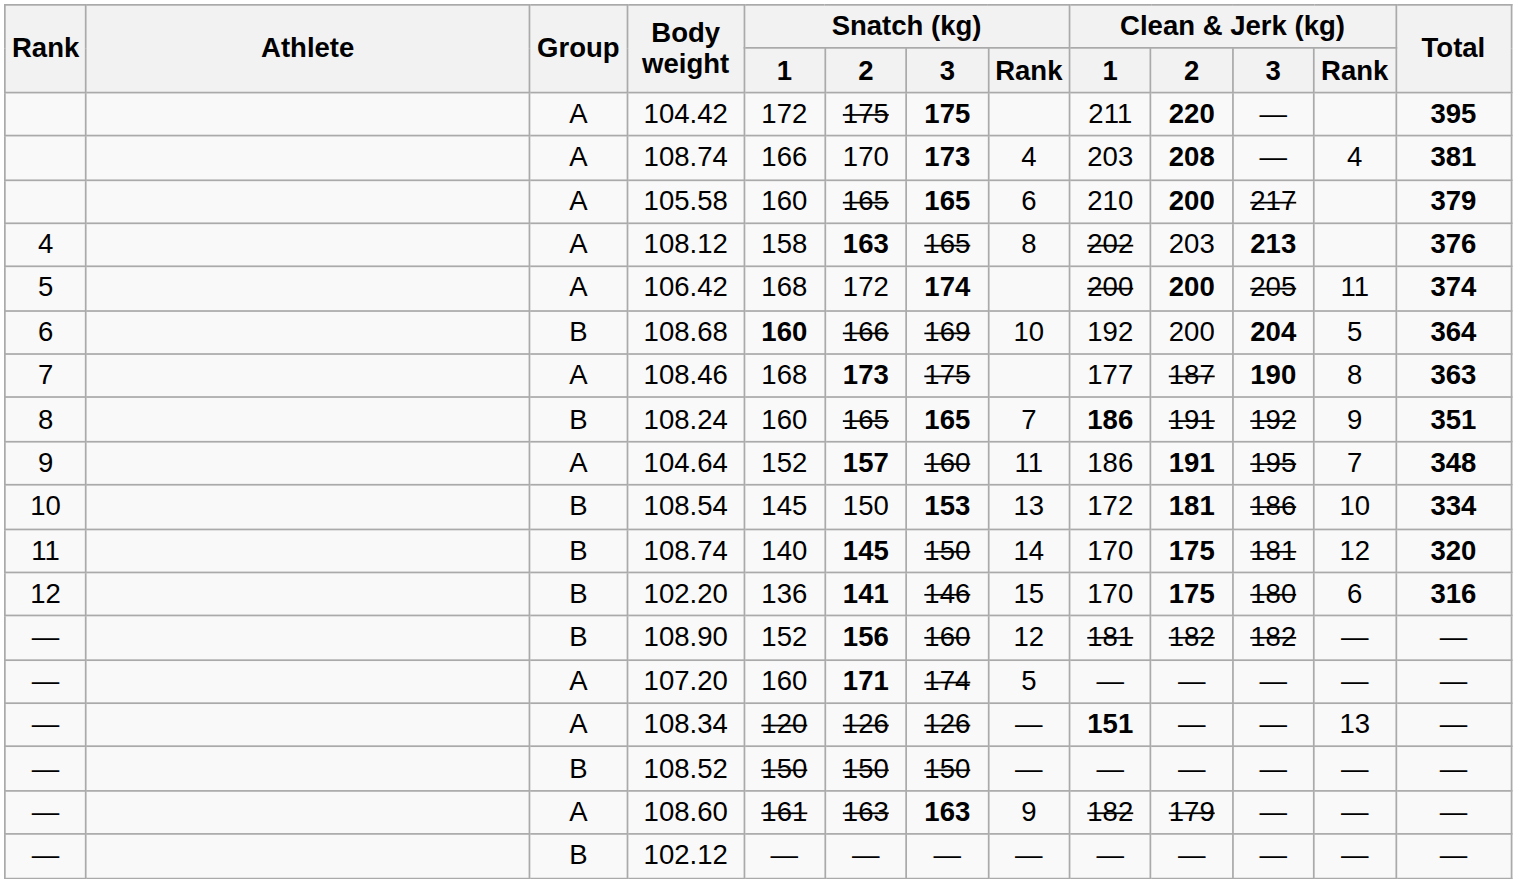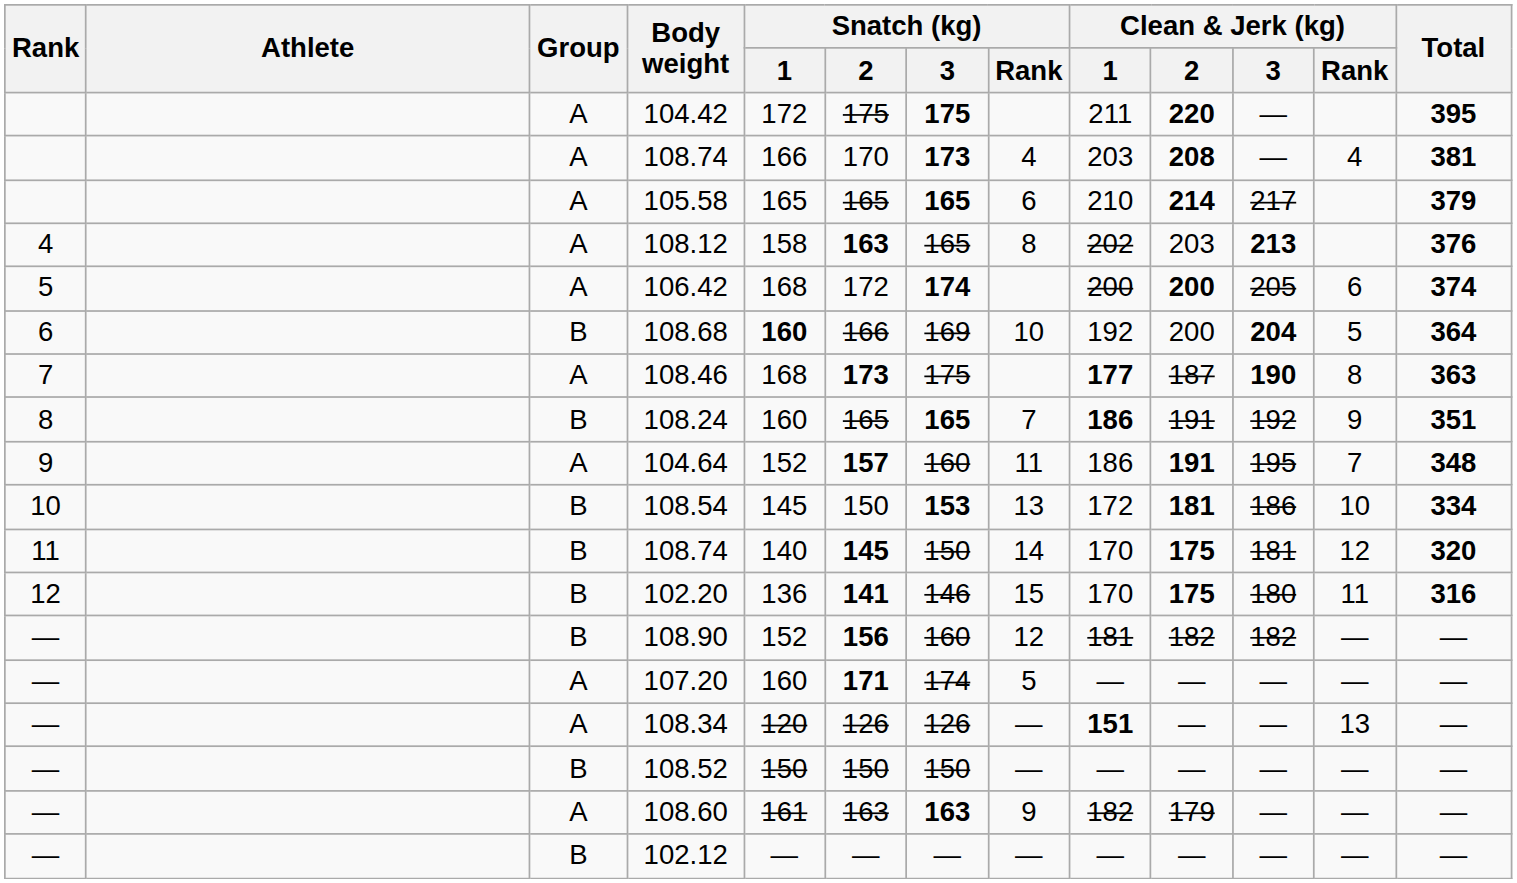(784, 200) 160 -> (784, 200) 165
(1192, 200) 200 -> (1192, 200) 214
(1355, 288) 11 -> (1355, 288) 6
(1110, 375) normal -> (1110, 375) bold
(1355, 593) 6 -> (1355, 593) 11
